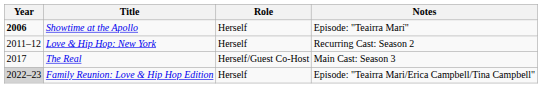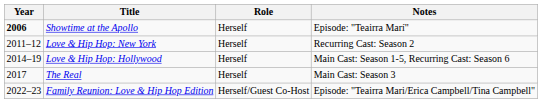+ row: (104, 59)
(264, 59) Herself/Guest Co-Host -> (233, 75) Herself
(24, 75) lightgrey background -> (24, 91) no background
(233, 75) Herself -> (264, 91) Herself/Guest Co-Host
